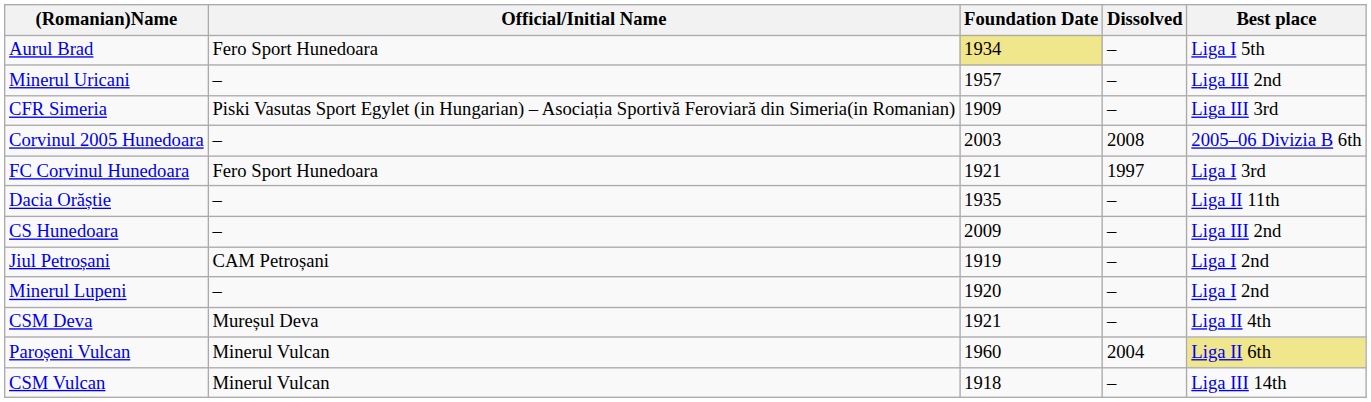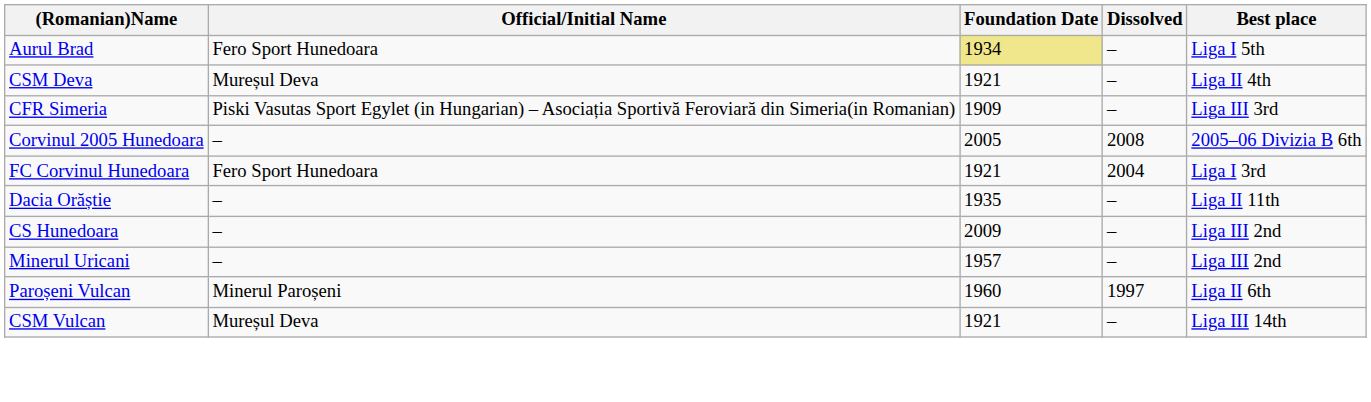rows swapped: (51, 321) <-> (69, 79)
(983, 140) 2003 -> (983, 140) 2005
(1126, 170) 1997 -> (1126, 170) 2004
- row: (60, 261)
- row: (68, 291)
(271, 352) Minerul Vulcan -> (277, 291) Minerul Paroșeni
(1126, 352) 2004 -> (1126, 291) 1997
(1231, 352) khaki background -> (1231, 291) no background
(271, 382) Minerul Vulcan -> (265, 321) Mureșul Deva
(983, 382) 1918 -> (983, 321) 1921
